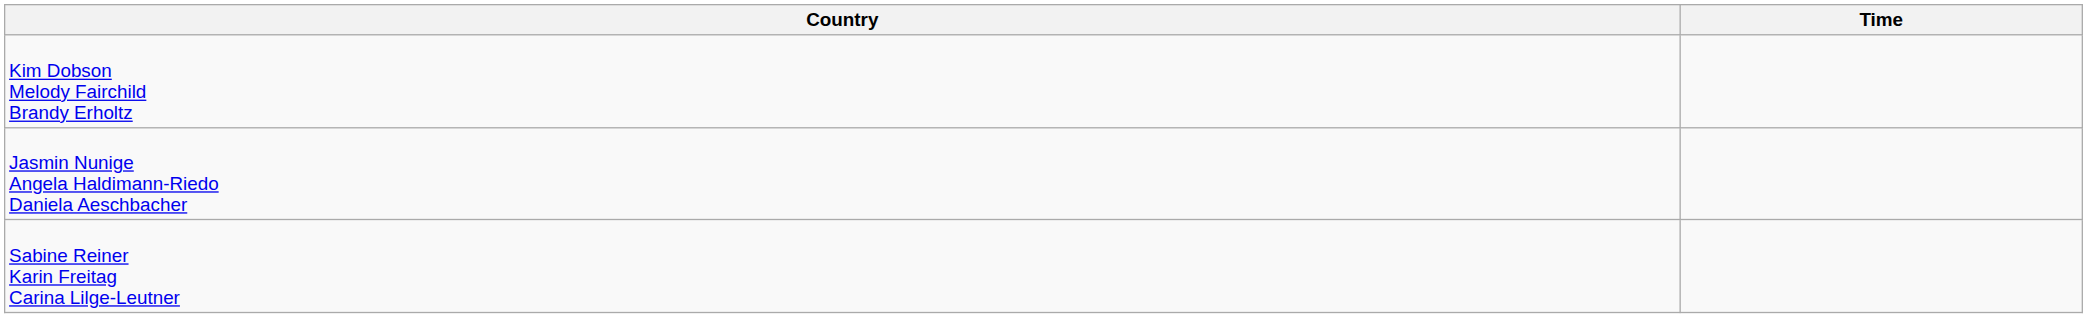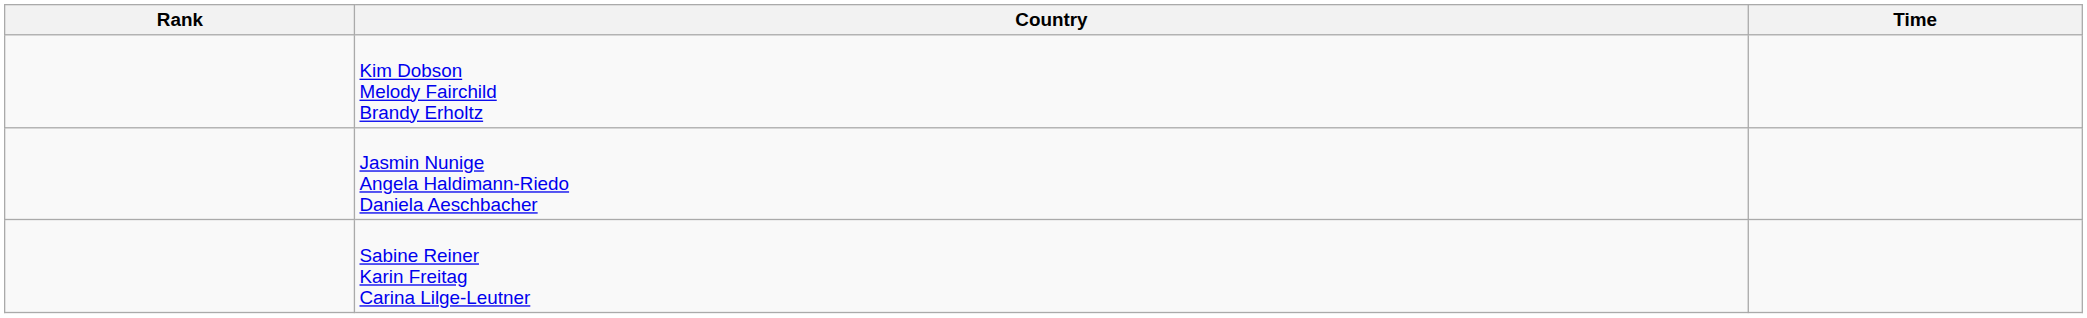+ column: (180, 20)
